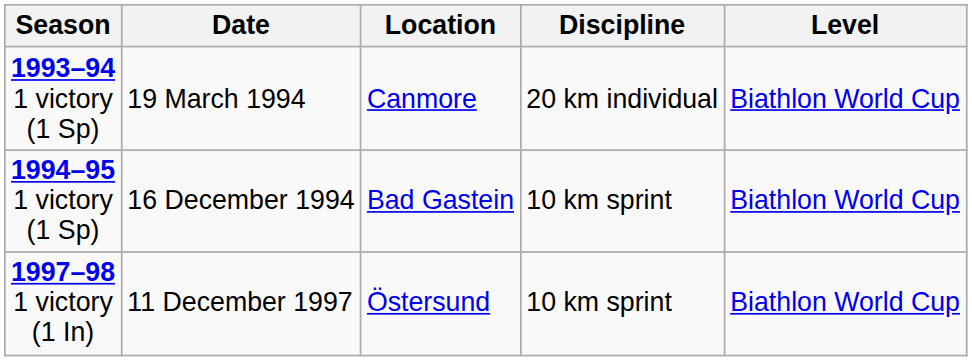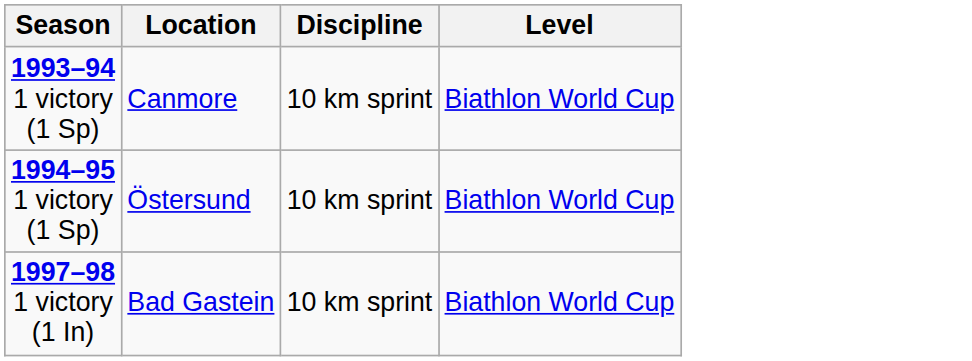- column: (241, 25)
(622, 98) 20 km individual -> (359, 98) 10 km sprint
(440, 200) Bad Gastein -> (189, 200) Östersund
(429, 303) Östersund -> (201, 303) Bad Gastein
